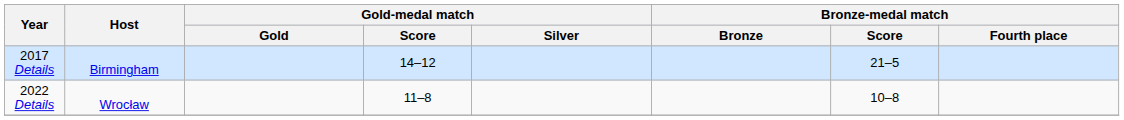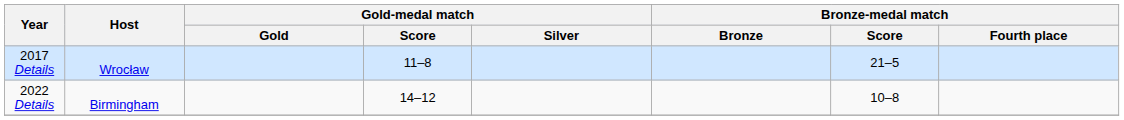(124, 70) Birmingham -> (124, 70) Wrocław
(418, 63) 14–12 -> (418, 63) 11–8
(124, 105) Wrocław -> (124, 105) Birmingham
(418, 98) 11–8 -> (418, 98) 14–12
